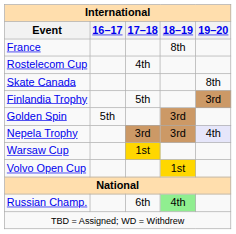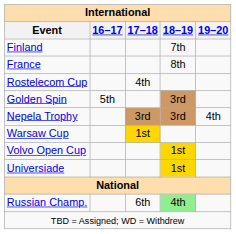+ row: (25, 47)
- row: (41, 82)
- row: (47, 99)
(213, 133) lavender background -> (213, 116) no background
+ row: (36, 168)
